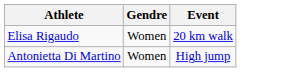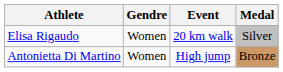+ column: (257, 15)
